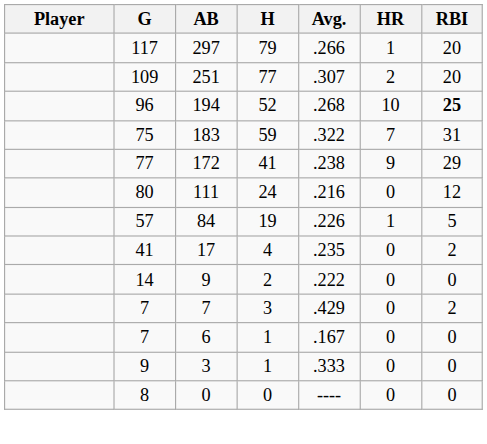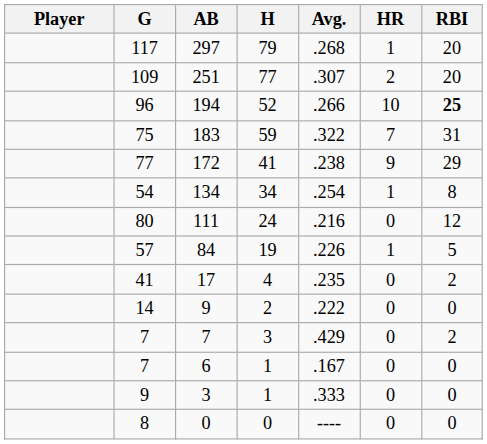(329, 47) .266 -> (329, 47) .268
(329, 105) .268 -> (329, 105) .266
+ row: (206, 192)
